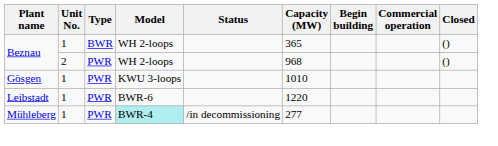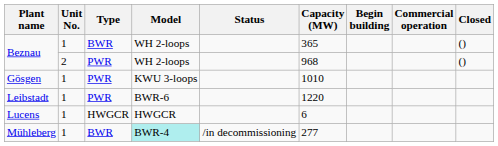+ row: (23, 114)
(100, 114) PWR -> (100, 132) BWR
